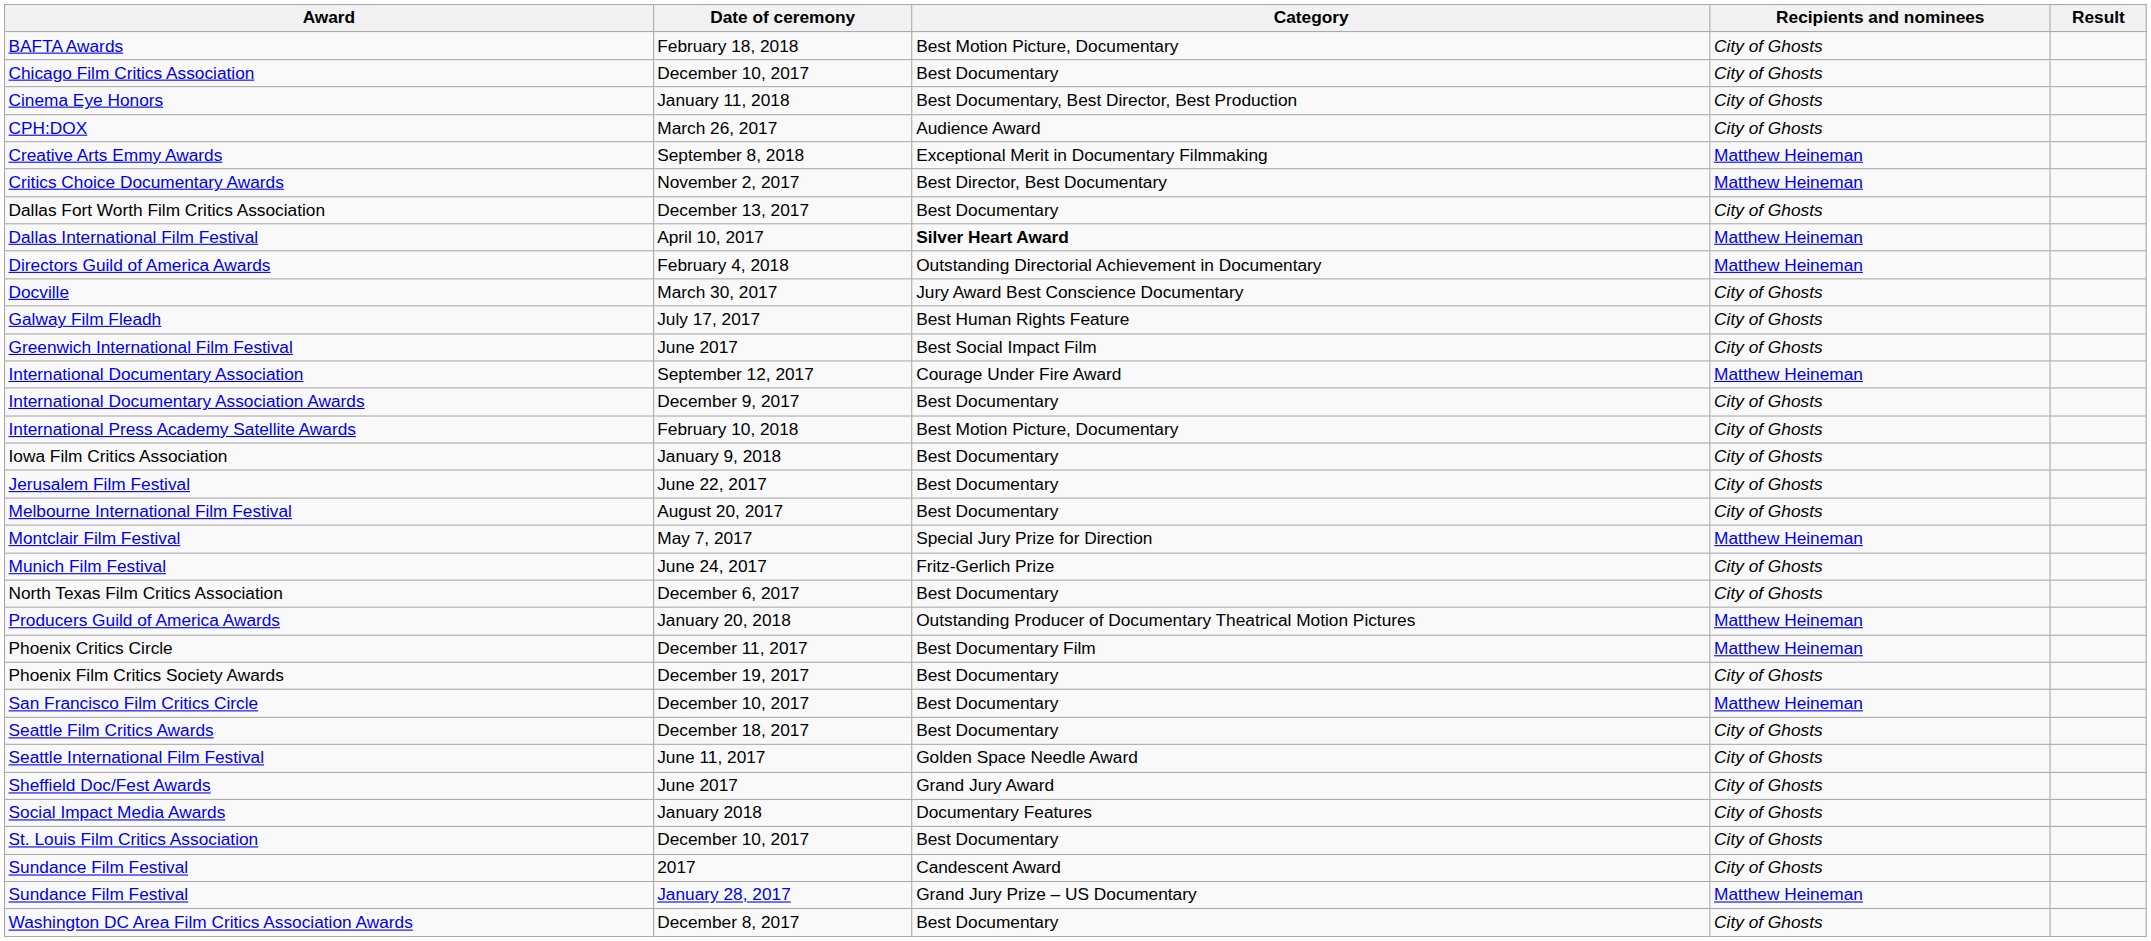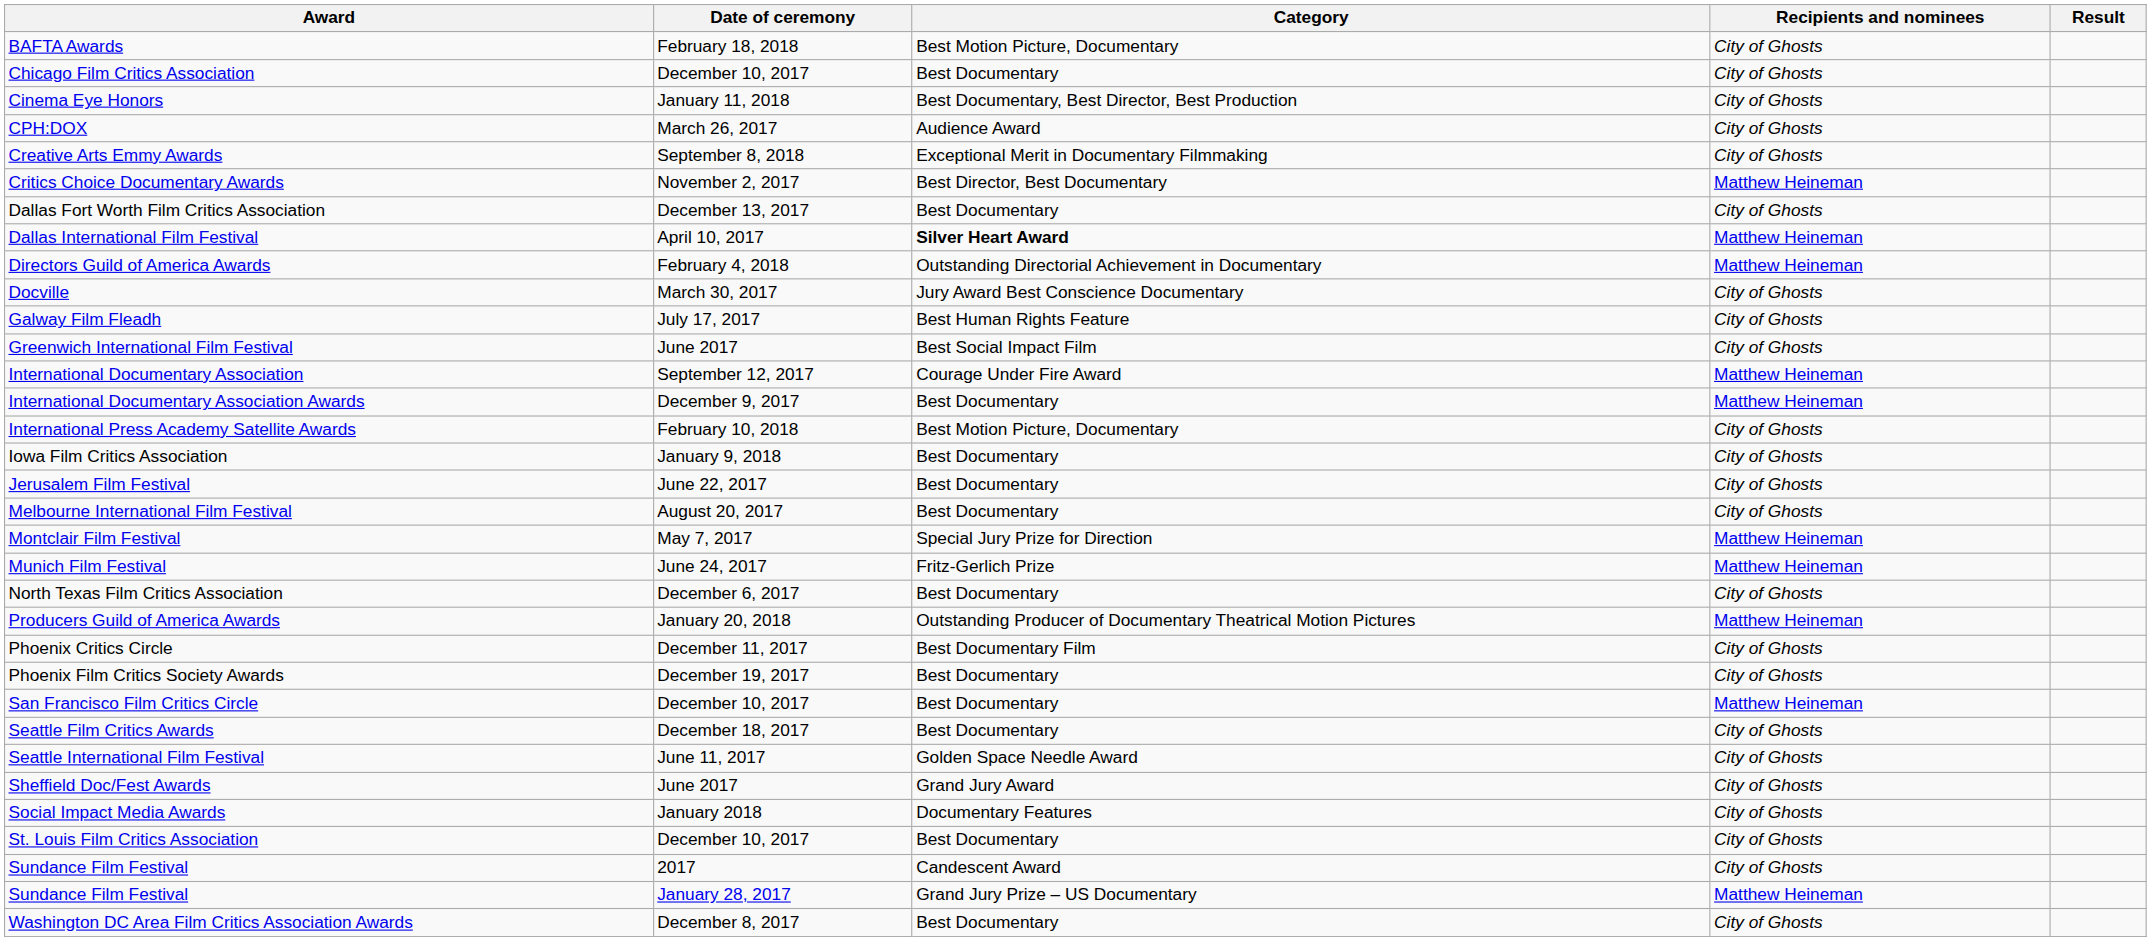(1789, 155) Matthew Heineman -> (1768, 155) City of Ghosts
(1768, 401) City of Ghosts -> (1789, 401) Matthew Heineman
(1768, 566) City of Ghosts -> (1789, 566) Matthew Heineman
(1789, 648) Matthew Heineman -> (1768, 648) City of Ghosts
